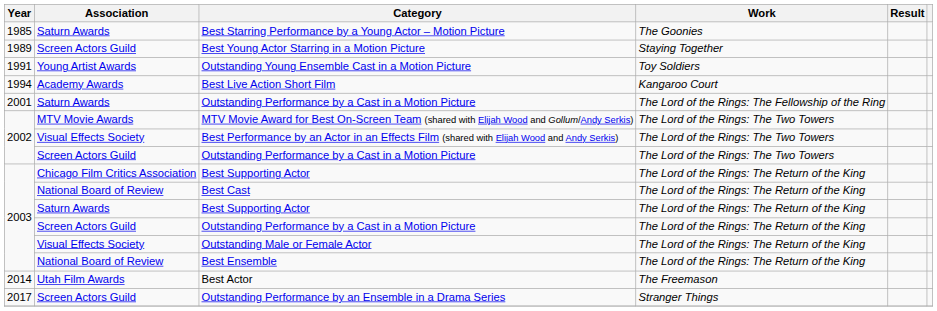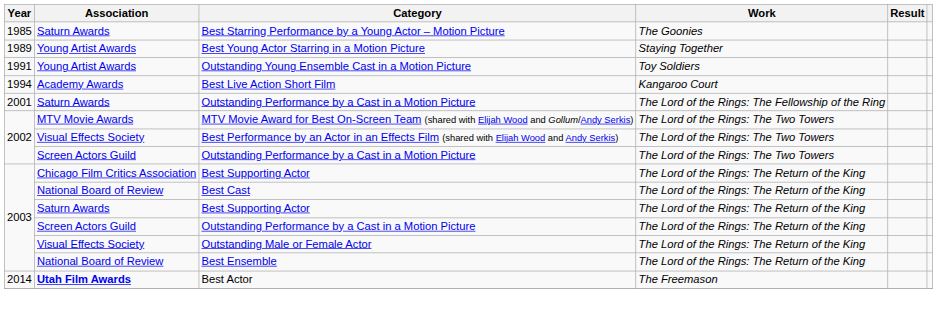(87, 48) Screen Actors Guild -> (87, 48) Young Artist Awards
(81, 279) normal -> (84, 279) bold
- row: (19, 297)
